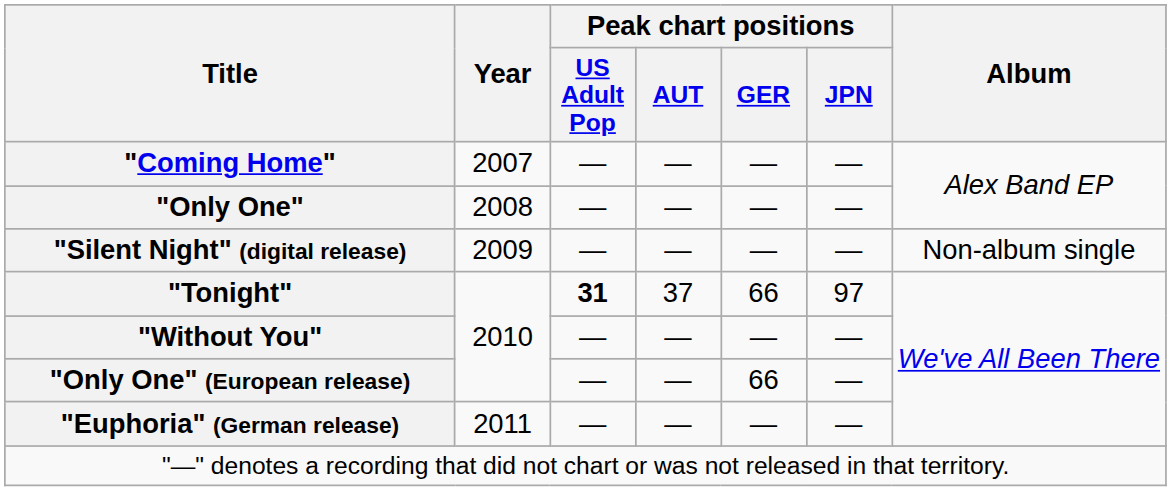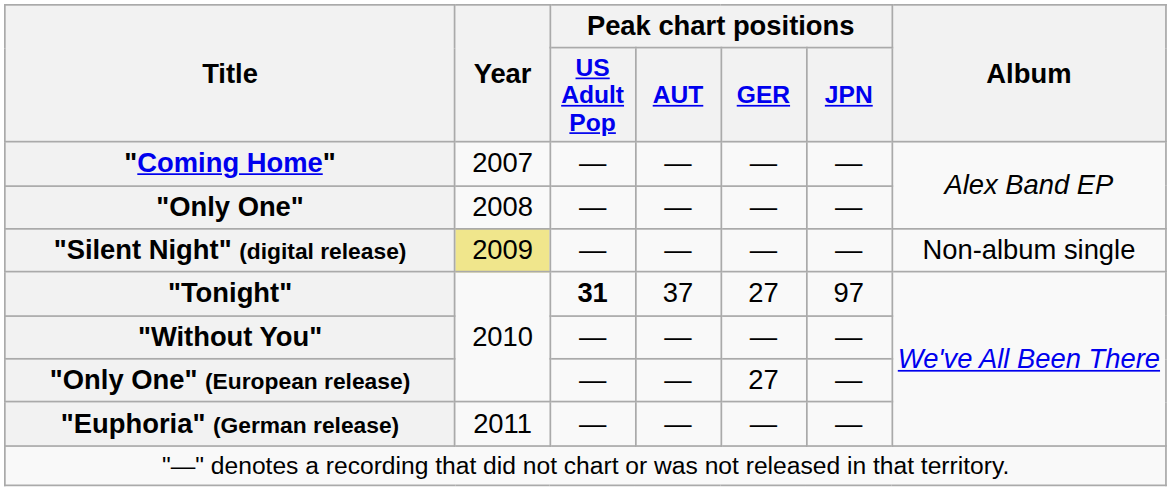(503, 249) no background -> (503, 249) khaki background
(763, 293) 66 -> (763, 293) 27
(763, 380) 66 -> (763, 380) 27
